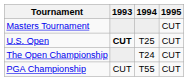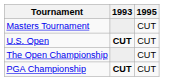- column: (147, 12)
(122, 69) normal -> (122, 69) bold
